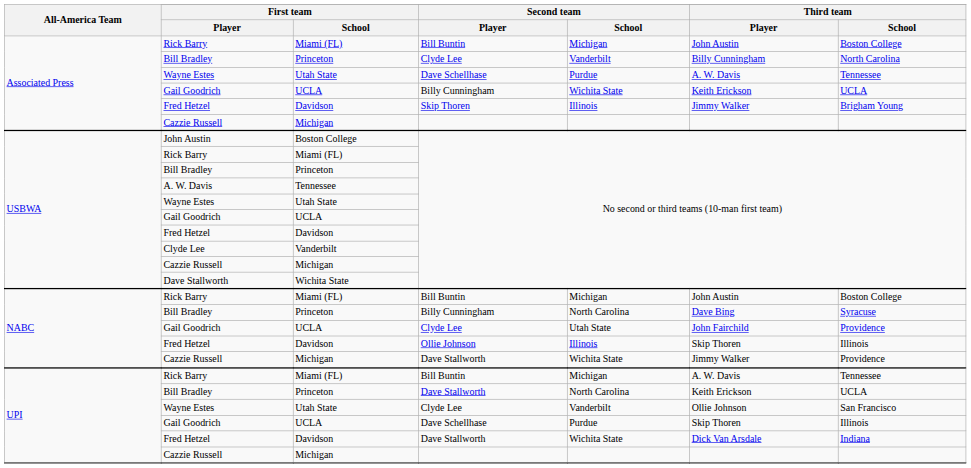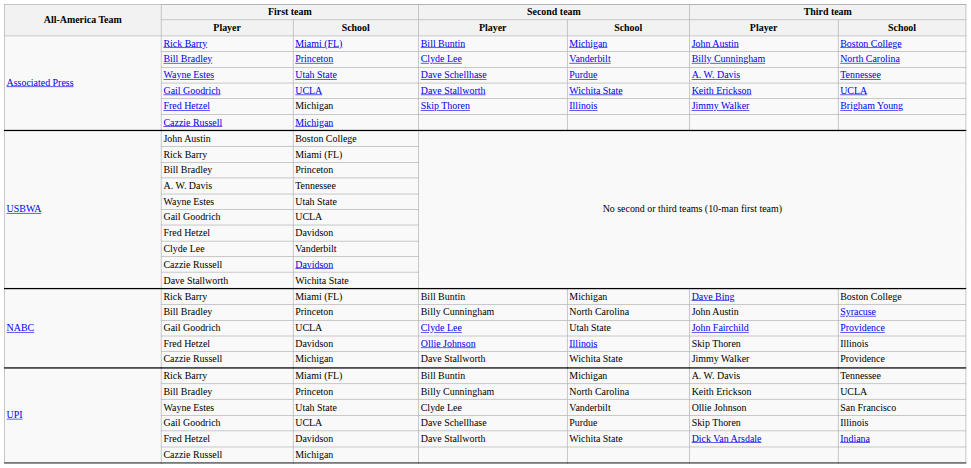(458, 91) Billy Cunningham -> (453, 91) Dave Stallworth
(314, 106) Davidson -> (314, 106) Michigan
(314, 264) Michigan -> (314, 264) Davidson
(715, 296) John Austin -> (713, 296) Dave Bing
(713, 312) Dave Bing -> (715, 312) John Austin
(453, 391) Dave Stallworth -> (458, 391) Billy Cunningham
